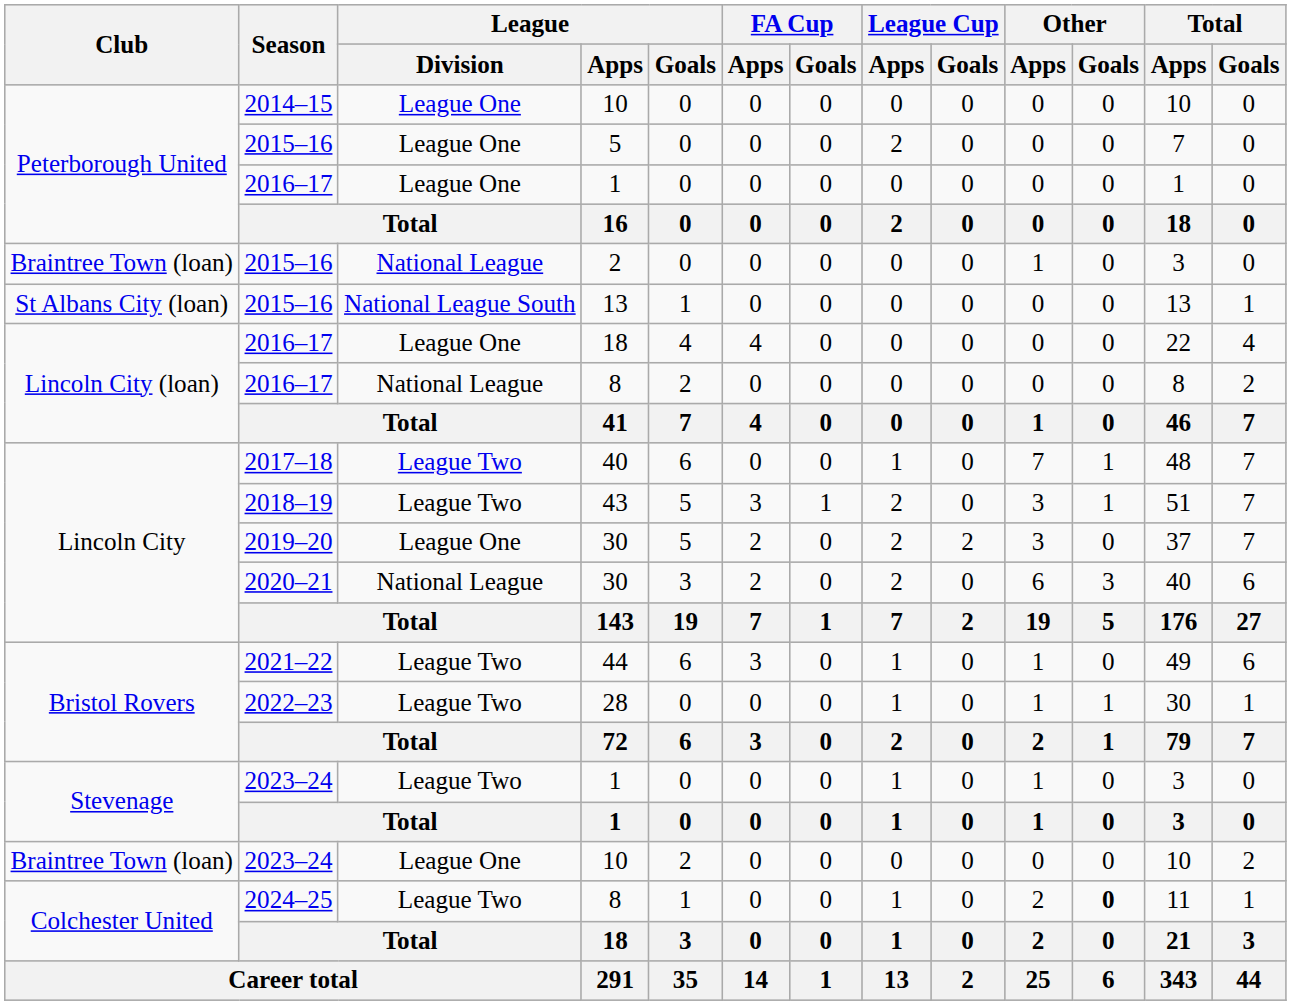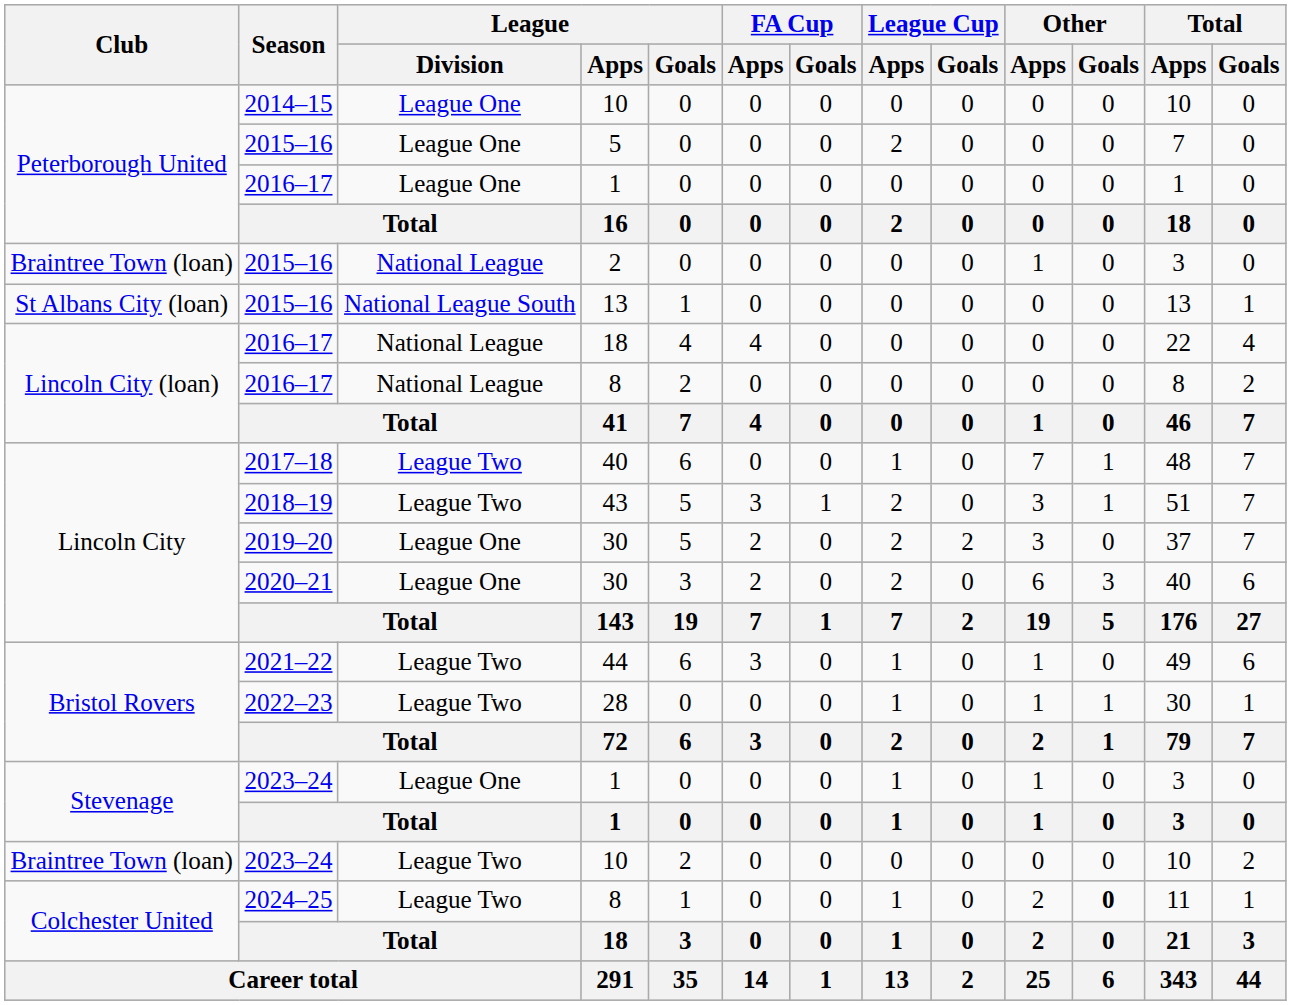(460, 343) League One -> (460, 343) National League
(460, 582) National League -> (460, 582) League One
(460, 781) League Two -> (460, 781) League One
(460, 861) League One -> (460, 861) League Two
